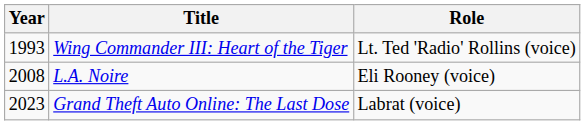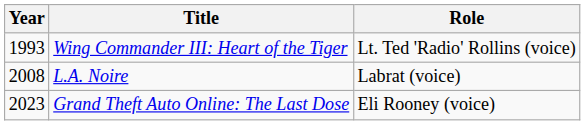(426, 76) Eli Rooney (voice) -> (409, 76) Labrat (voice)
(409, 104) Labrat (voice) -> (426, 104) Eli Rooney (voice)
